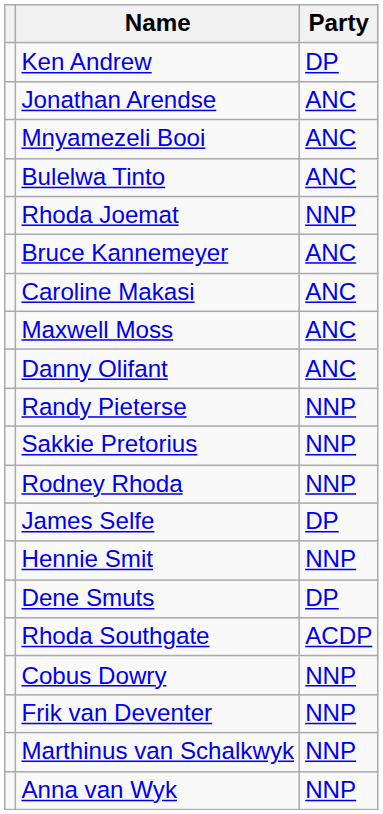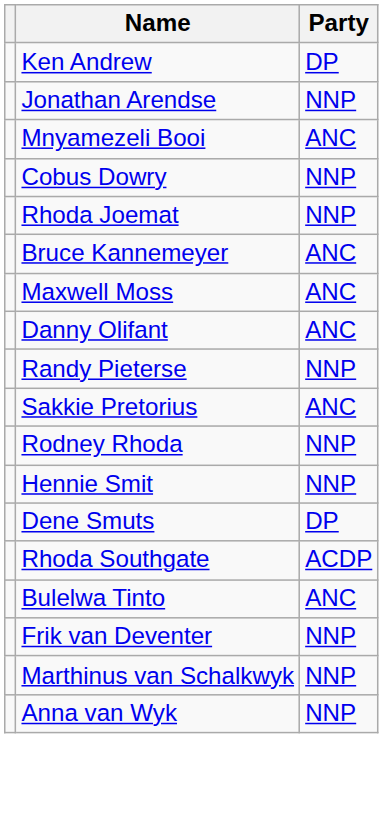(331, 100) ANC -> (331, 100) NNP
rows swapped: (94, 675) <-> (93, 176)
- row: (108, 291)
(331, 445) NNP -> (331, 406) ANC
- row: (88, 521)
